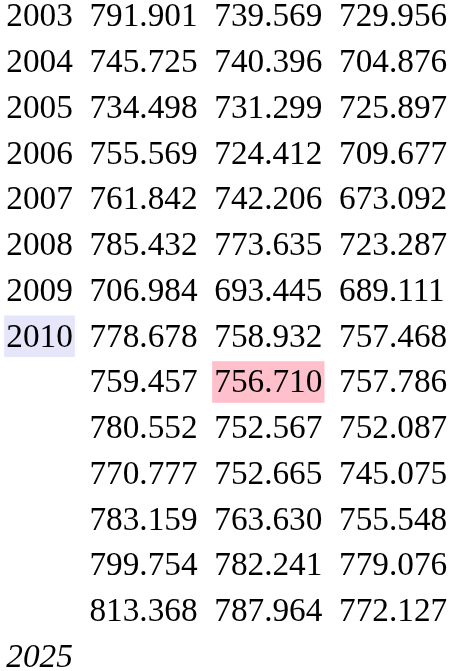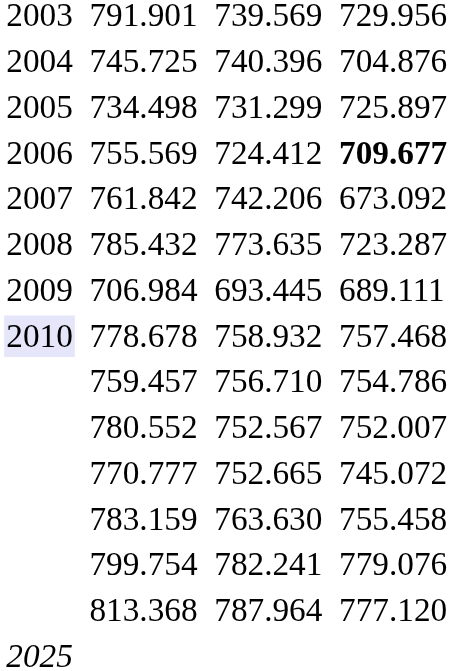(393, 152) normal -> (393, 152) bold
(268, 381) pink background -> (268, 381) no background
(393, 381) 757.786 -> (393, 381) 754.786
(393, 427) 752.087 -> (393, 427) 752.007
(393, 473) 745.075 -> (393, 473) 745.072
(393, 518) 755.548 -> (393, 518) 755.458
(393, 610) 772.127 -> (393, 610) 777.120
